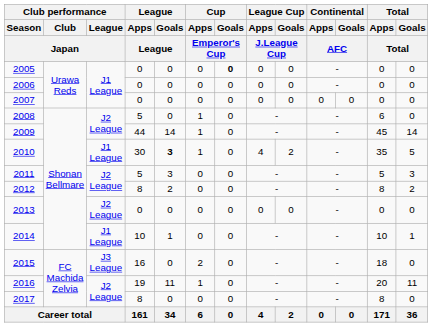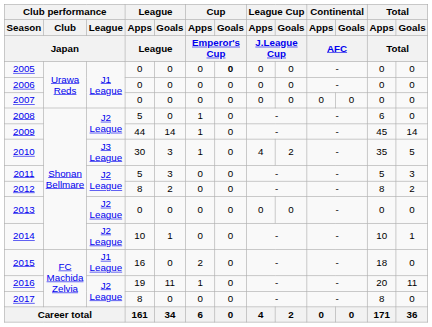(106, 152) J1 League -> (106, 152) J3 League
(170, 152) bold -> (170, 152) normal
(106, 236) J1 League -> (106, 236) J2 League
(106, 262) J3 League -> (106, 262) J1 League
